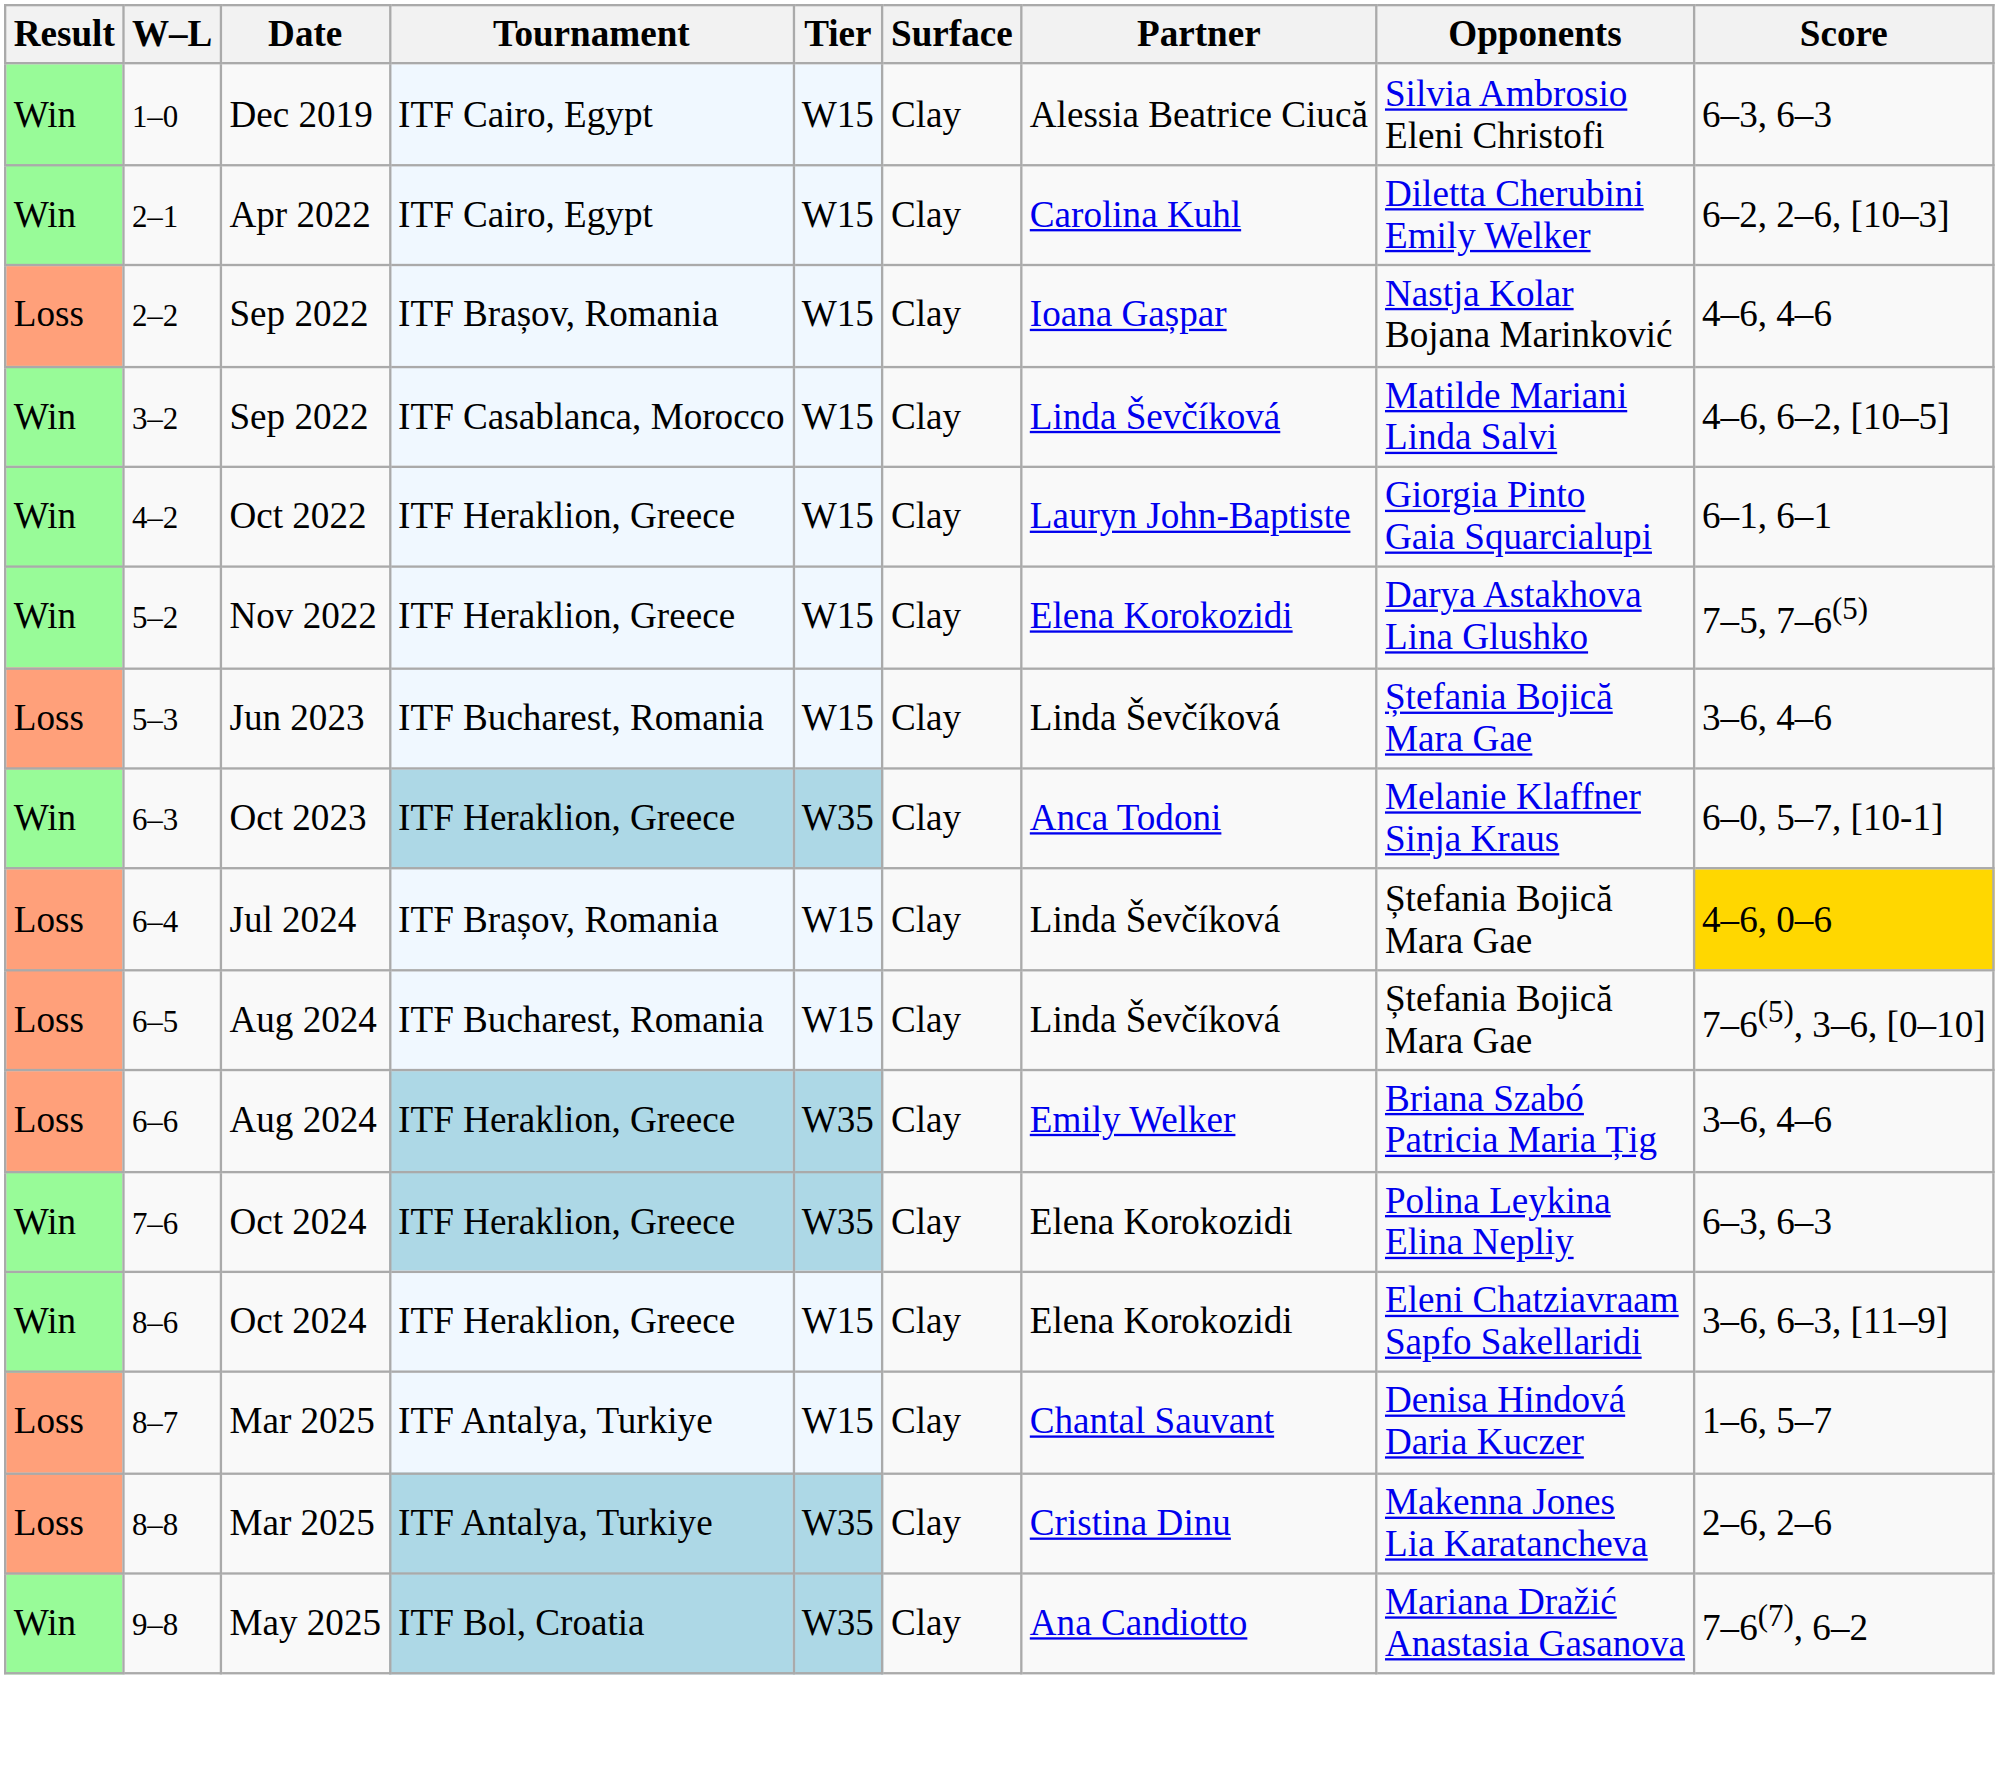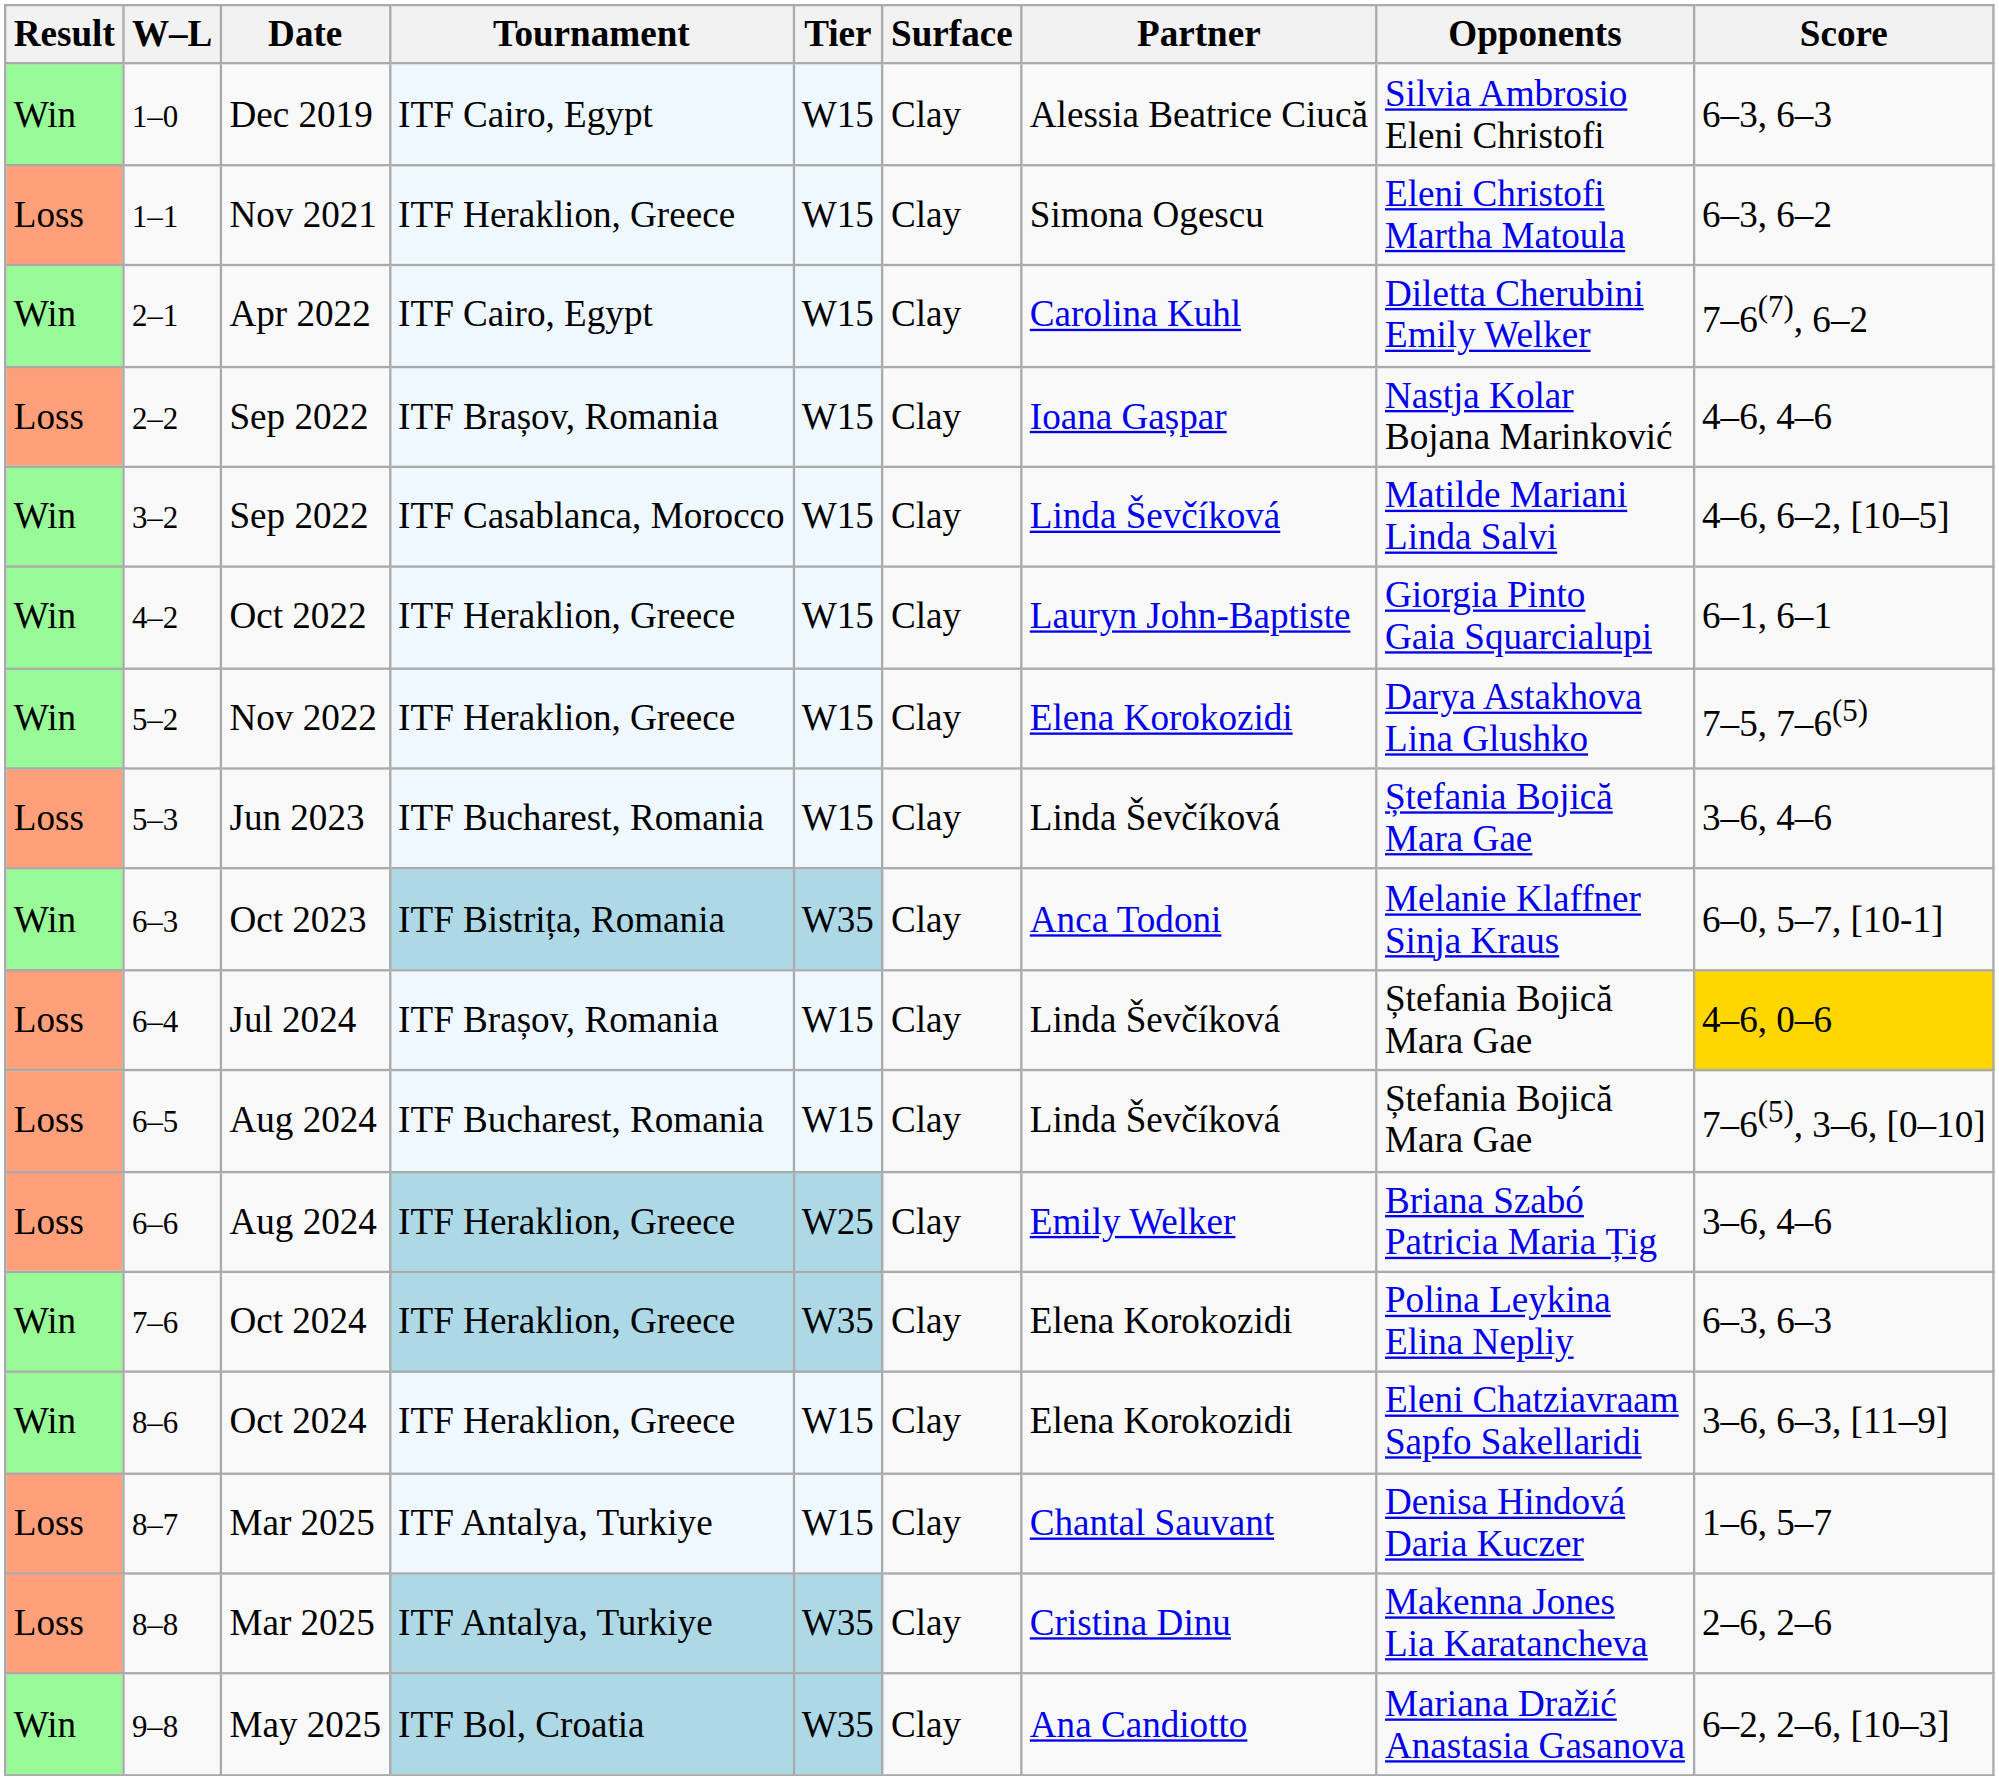+ row: (155, 216)
(1826, 214) 6–2, 2–6, [10–3] -> (1785, 314) 7–6(7), 6–2
(567, 818) ITF Heraklion, Greece -> (562, 918) ITF Bistrița, Romania
(838, 1119) W35 -> (838, 1220) W25
(1785, 1623) 7–6(7), 6–2 -> (1826, 1723) 6–2, 2–6, [10–3]
